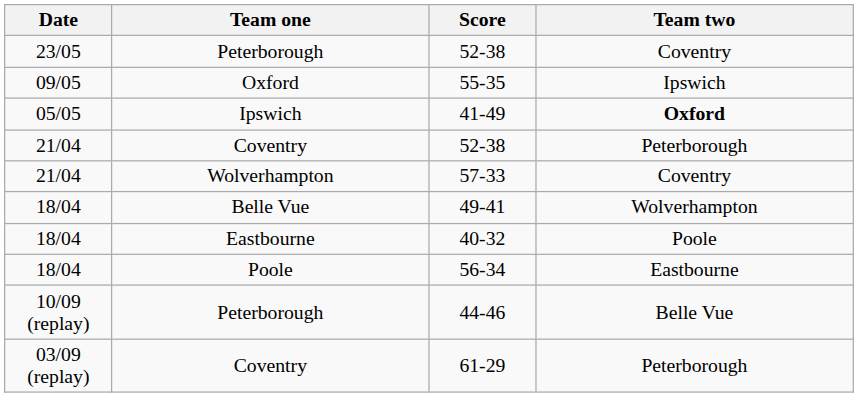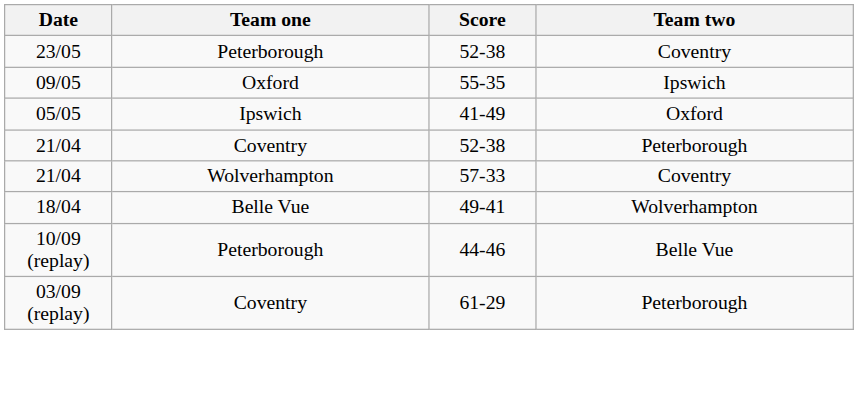(694, 113) bold -> (694, 113) normal
- row: (270, 238)
- row: (270, 269)
